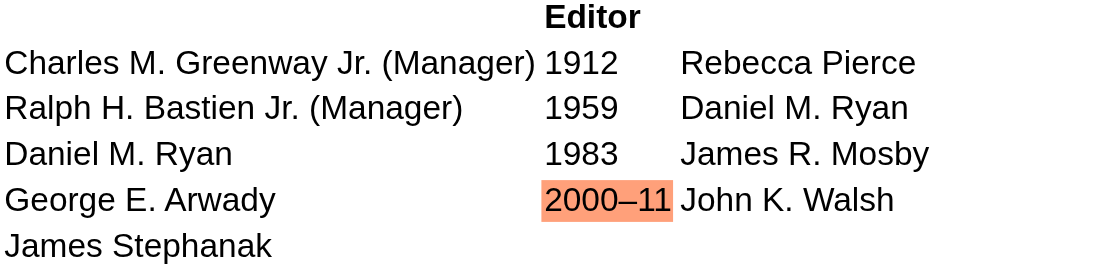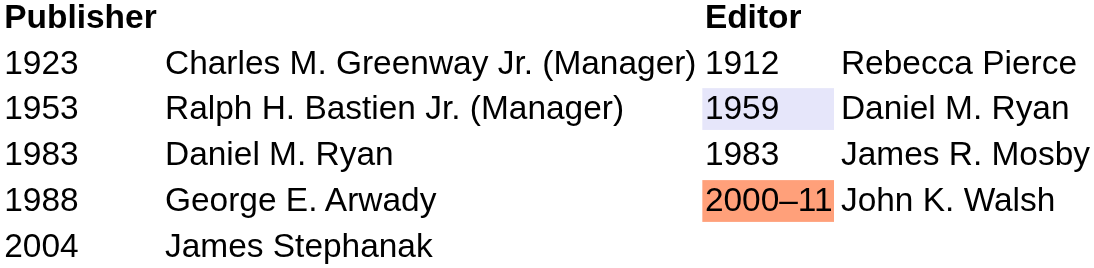+ column: (80, 16)
(581, 108) no background -> (742, 108) lavender background
